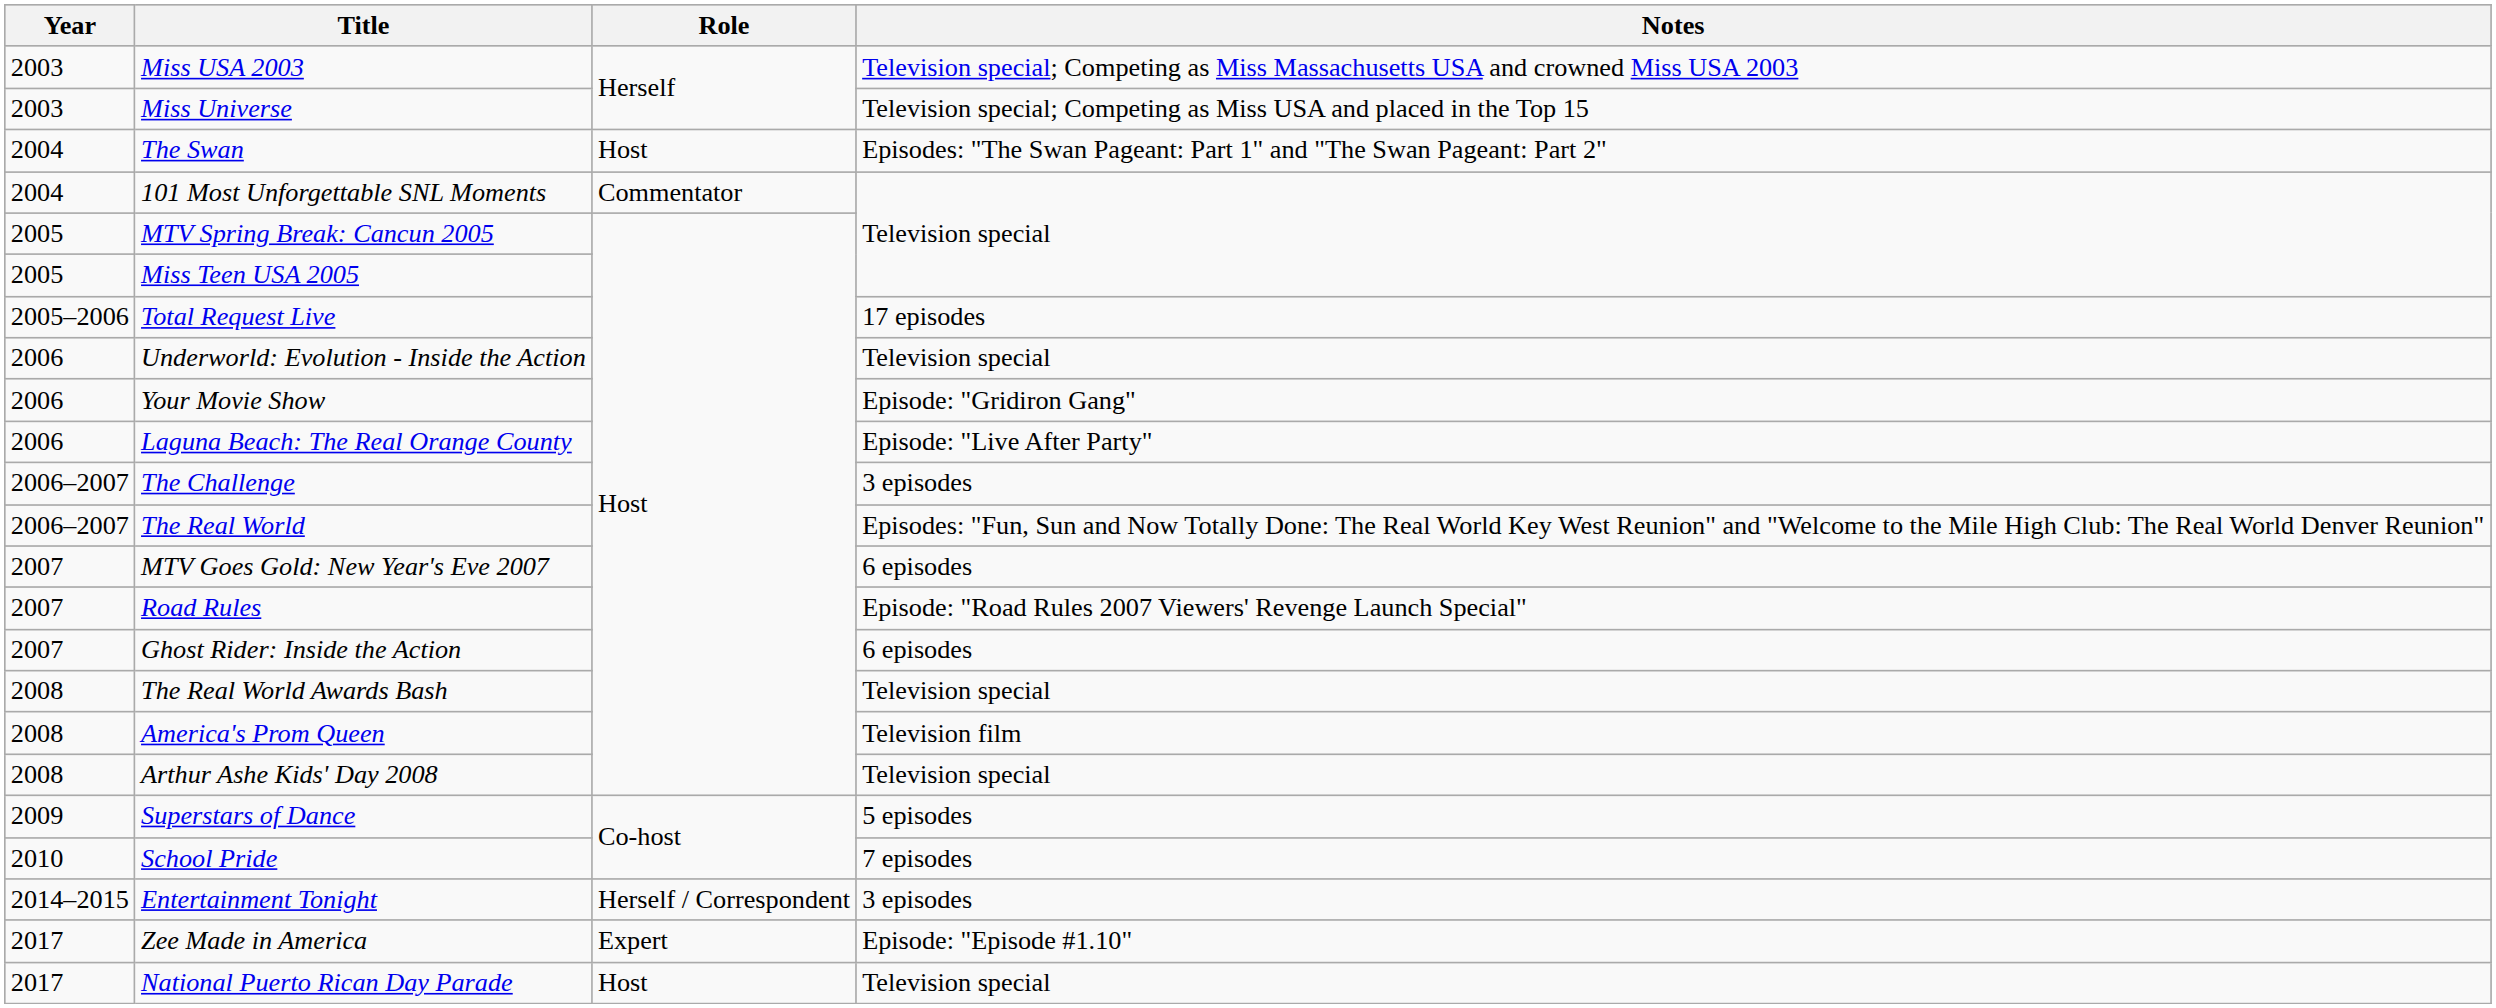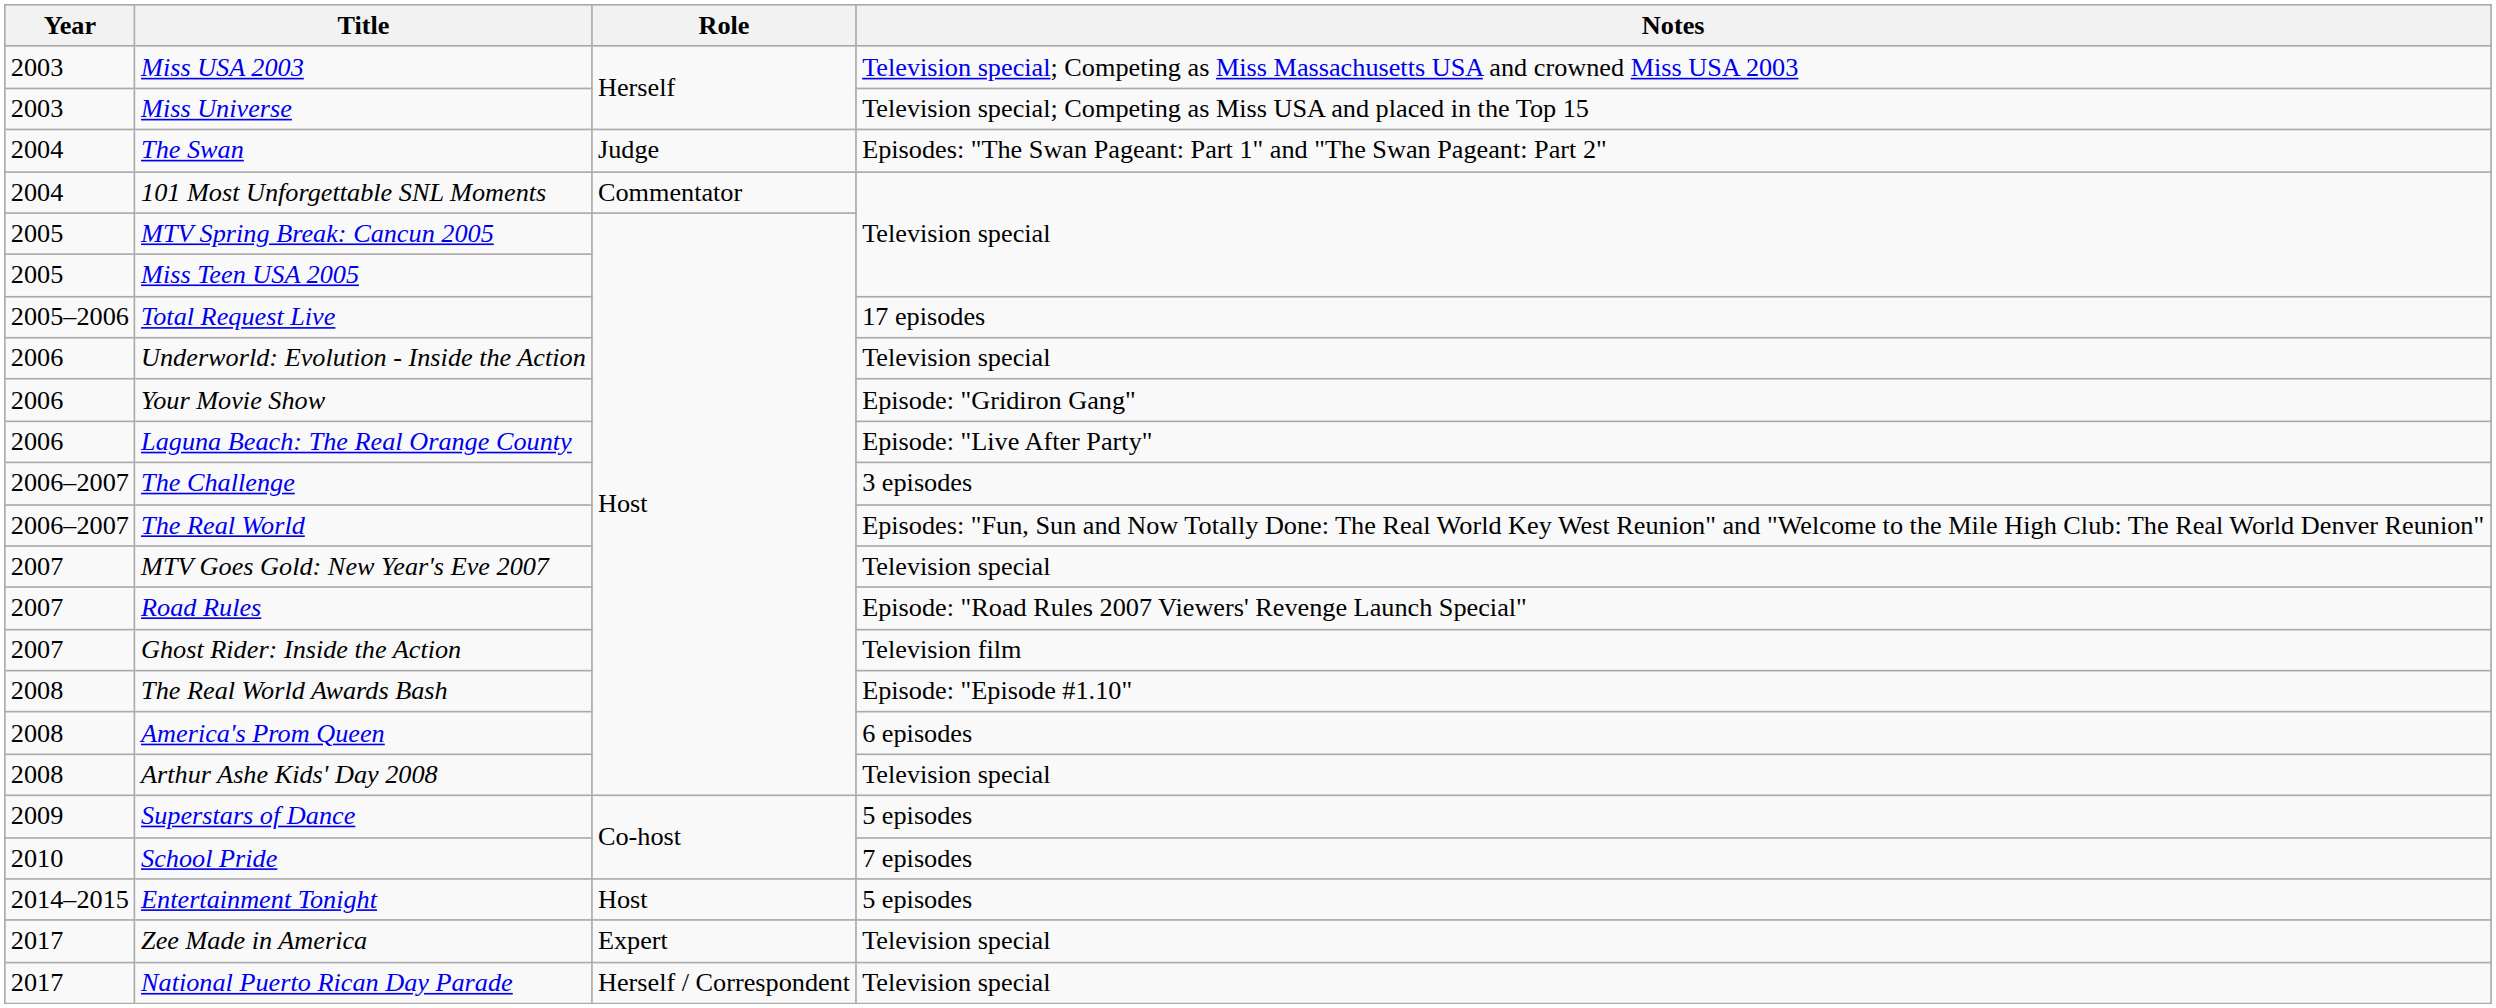(623, 150) Host -> (629, 150) Judge
(917, 566) 6 episodes -> (956, 566) Television special
(917, 649) 6 episodes -> (942, 649) Television film
(956, 691) Television special -> (997, 691) Episode: "Episode #1.10"
(942, 732) Television film -> (917, 732) 6 episodes
(724, 899) Herself / Correspondent -> (623, 899) Host
(917, 899) 3 episodes -> (917, 899) 5 episodes
(997, 940) Episode: "Episode #1.10" -> (956, 940) Television special
(623, 982) Host -> (724, 982) Herself / Correspondent
